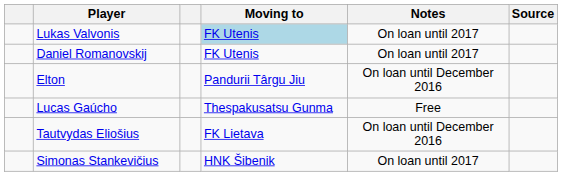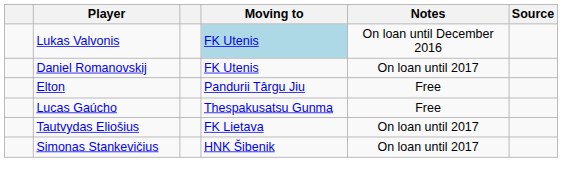(428, 34) On loan until 2017 -> (428, 41) On loan until December 2016
(428, 80) On loan until December 2016 -> (428, 87) Free
(428, 134) On loan until December 2016 -> (428, 127) On loan until 2017
